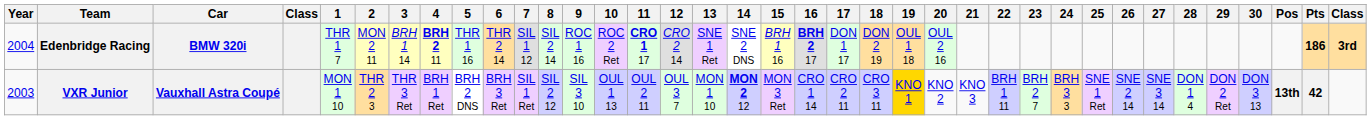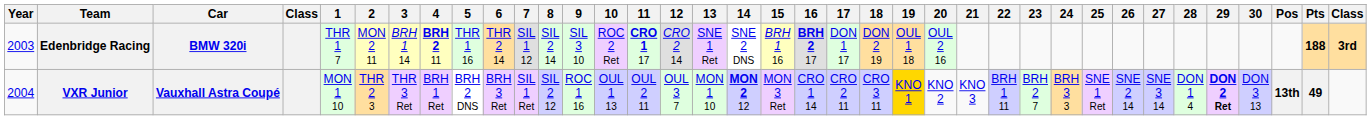(21, 46) 2004 -> (21, 46) 2003
(579, 46) ROC 1 16 -> (579, 46) SIL 3 10
(1315, 46) 186 -> (1315, 46) 188
(21, 92) 2003 -> (21, 92) 2004
(579, 91) SIL 3 10 -> (579, 91) ROC 1 16
(1223, 91) normal -> (1223, 92) bold
(1315, 92) 42 -> (1315, 92) 49
